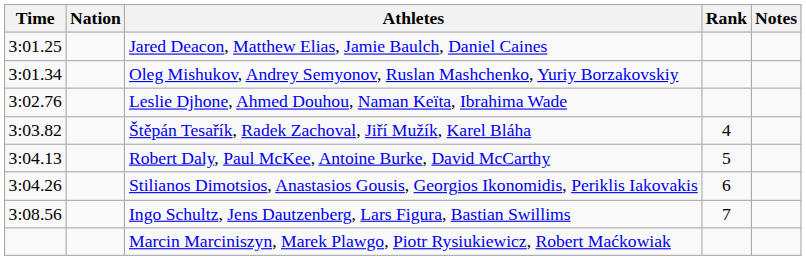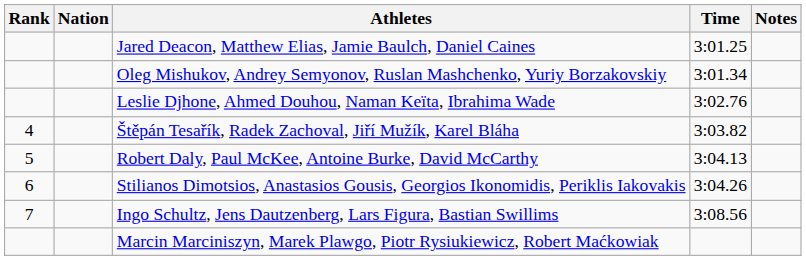columns swapped: (726, 18) <-> (35, 18)
